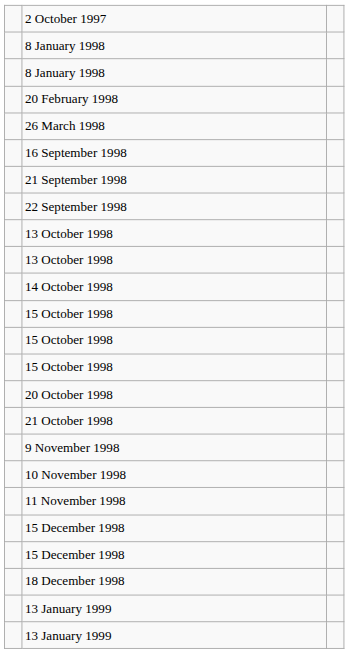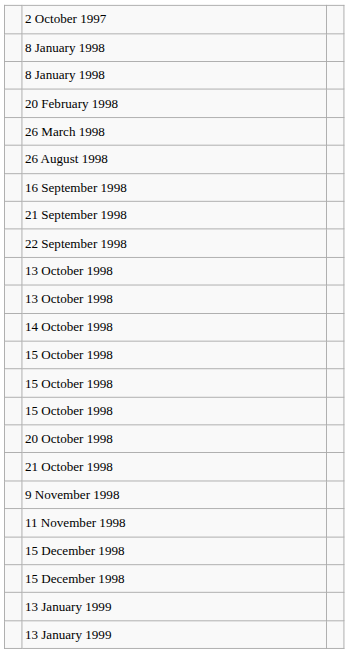+ row: (13, 159)
- row: (13, 474)
- row: (13, 582)
